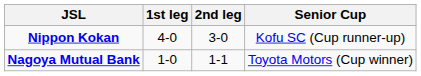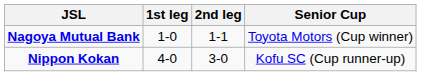rows swapped: (80, 37) <-> (74, 60)
